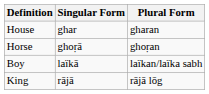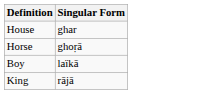- column: (166, 13)
